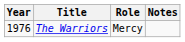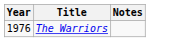- column: (128, 13)
